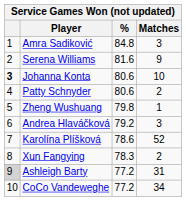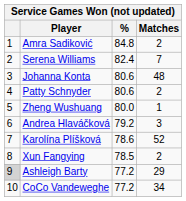(159, 44) 3 -> (159, 44) 2
(124, 60) 81.6 -> (124, 60) 82.4
(159, 60) 9 -> (159, 60) 7
(9, 76) bold -> (9, 76) normal
(159, 76) 10 -> (159, 76) 48
(124, 108) 79.8 -> (124, 108) 80.0
(124, 156) 78.3 -> (124, 156) 78.5
(159, 172) 31 -> (159, 172) 29
